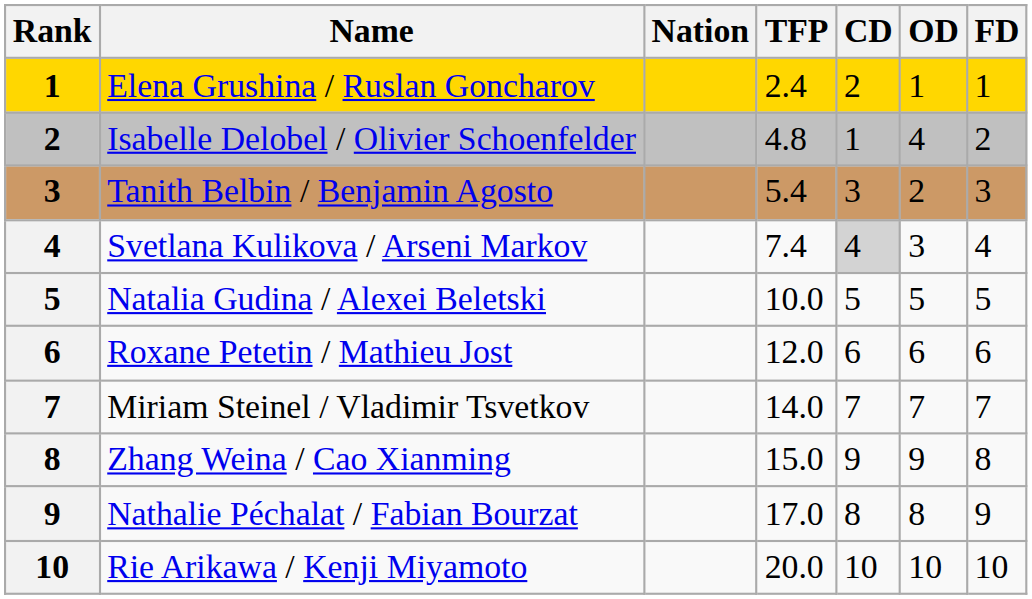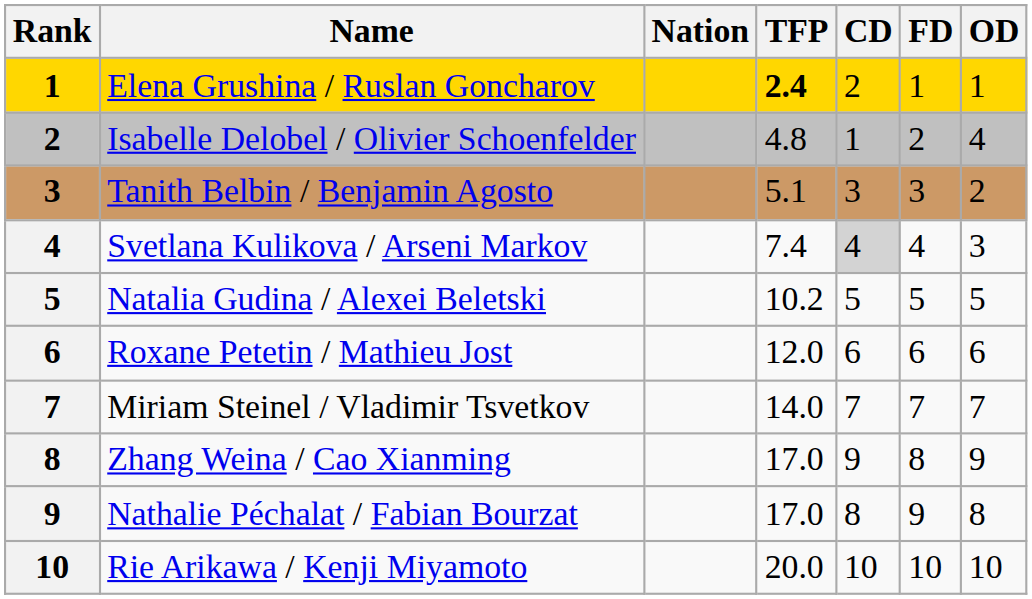columns swapped: (934, 31) <-> (997, 31)
(786, 84) normal -> (786, 84) bold
(786, 191) 5.4 -> (786, 191) 5.1
(794, 298) 10.0 -> (794, 298) 10.2
(794, 459) 15.0 -> (794, 459) 17.0
